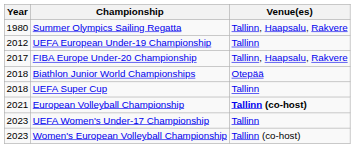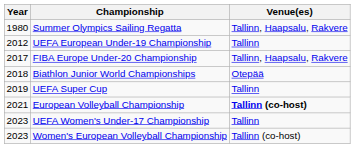(17, 89) 2018 -> (17, 89) 2019
